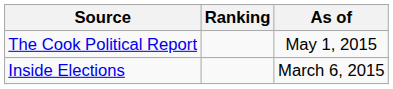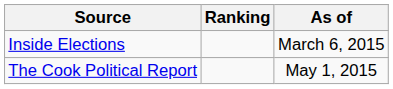rows swapped: (103, 44) <-> (67, 70)
